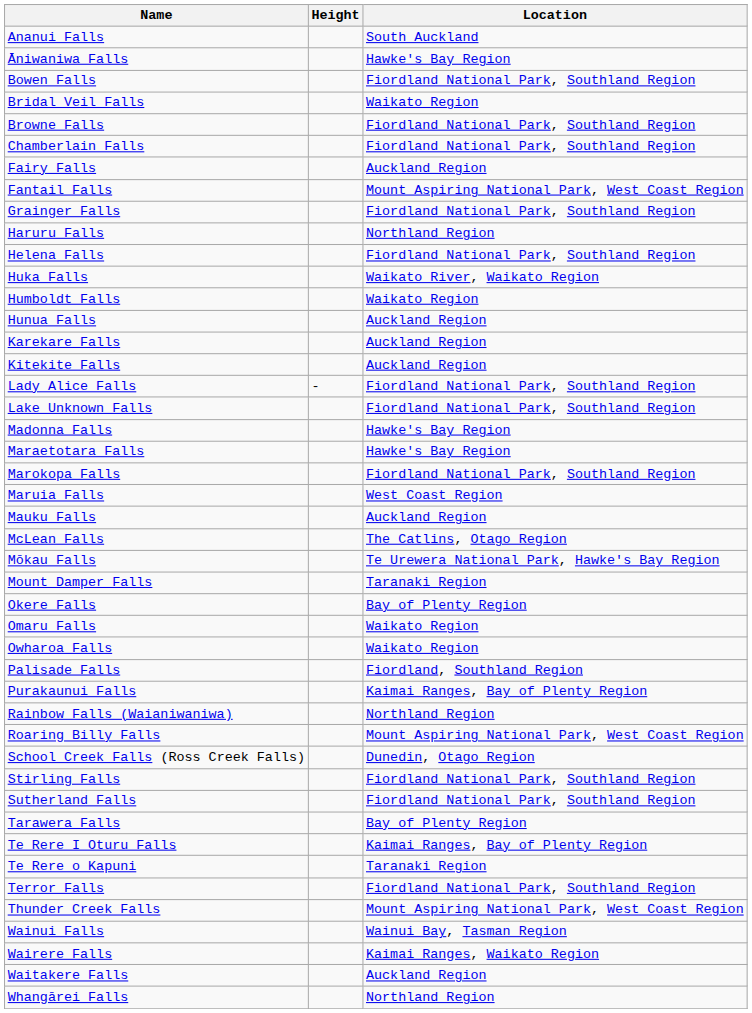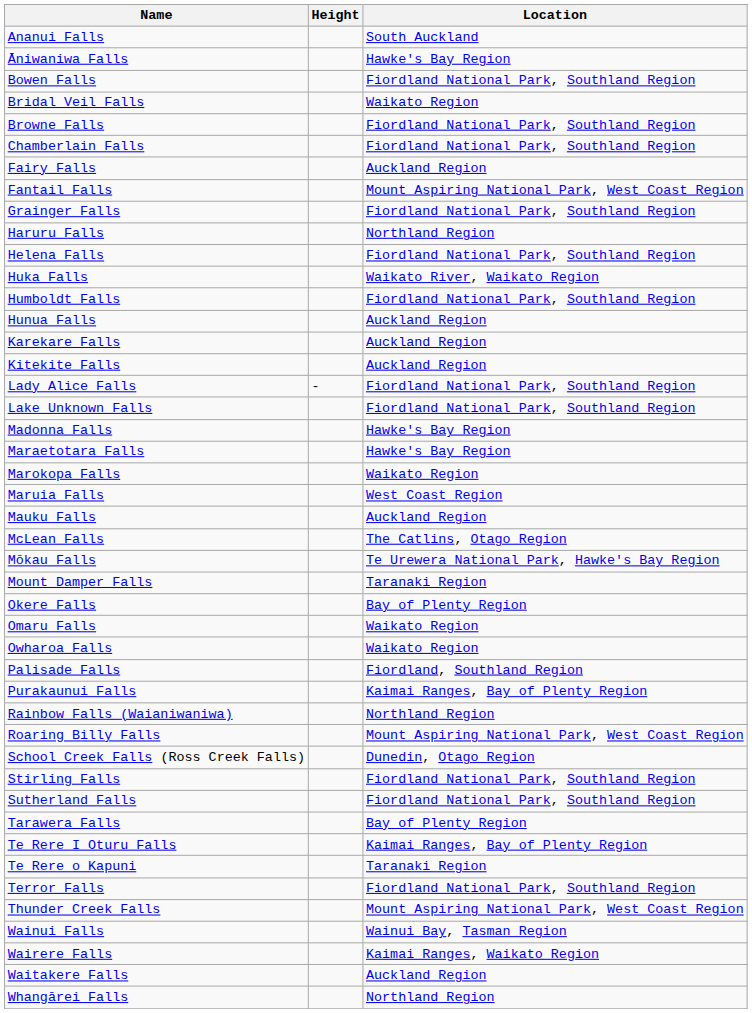(422, 299) Waikato Region -> (531, 299) Fiordland National Park, Southland Region
(531, 474) Fiordland National Park, Southland Region -> (422, 474) Waikato Region
